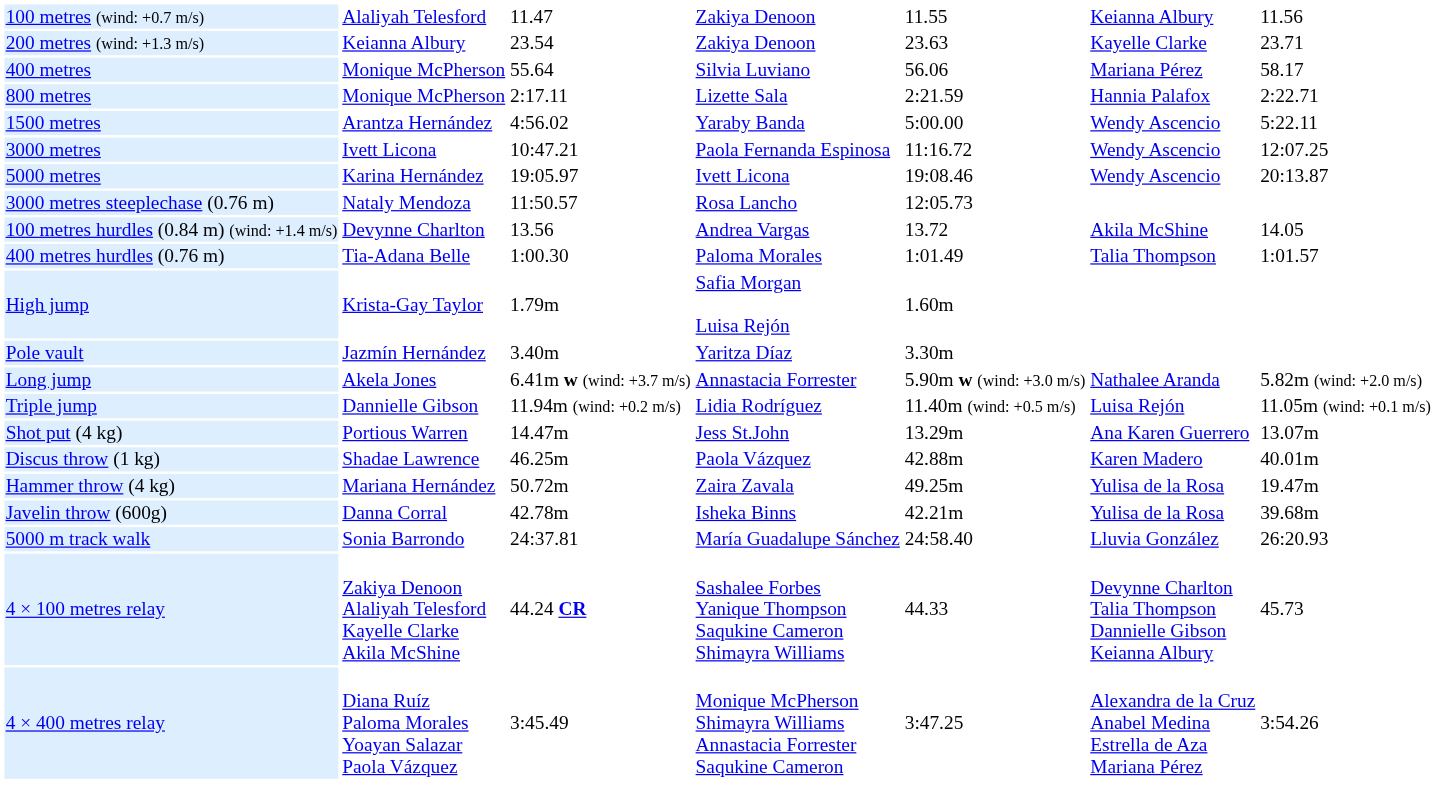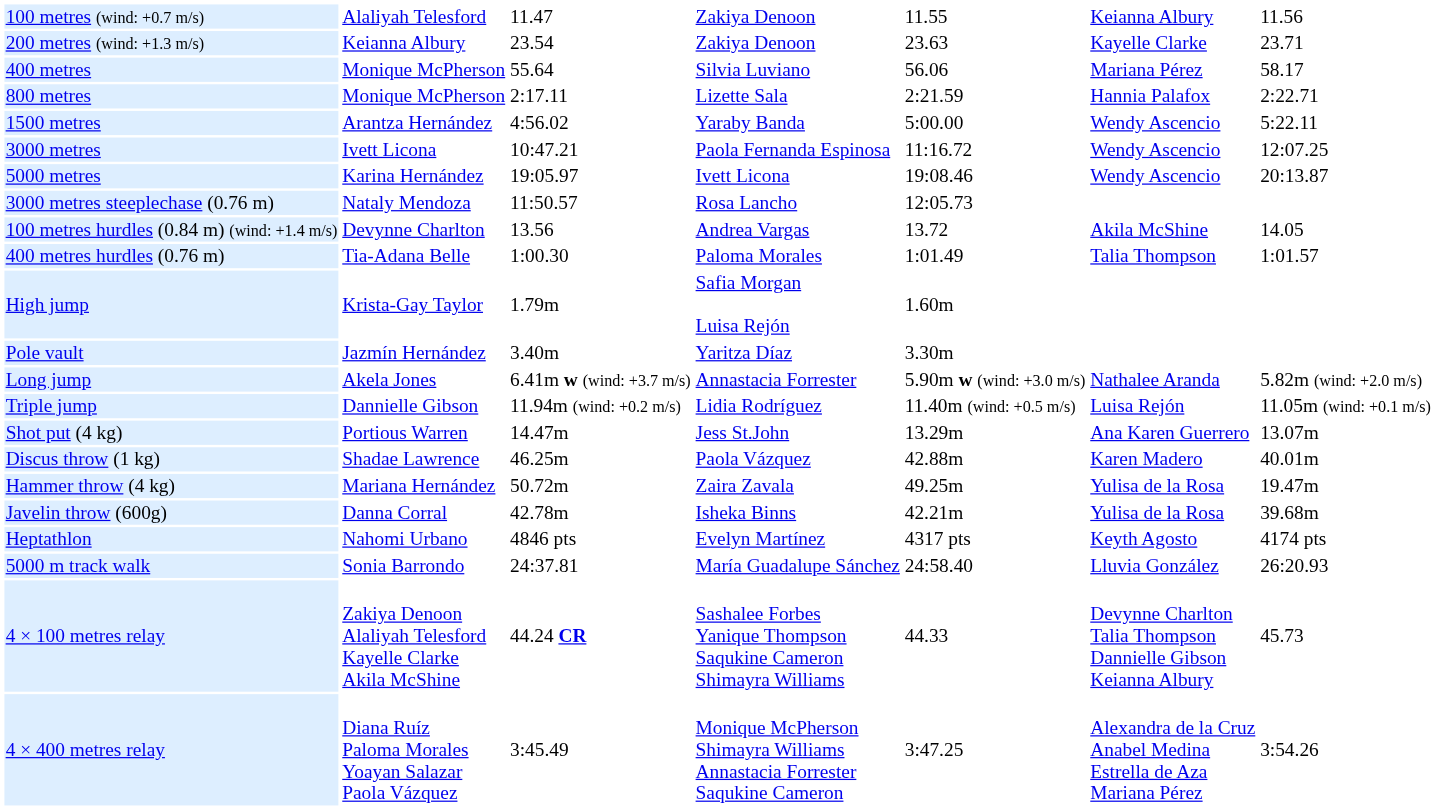+ row: (49, 539)
